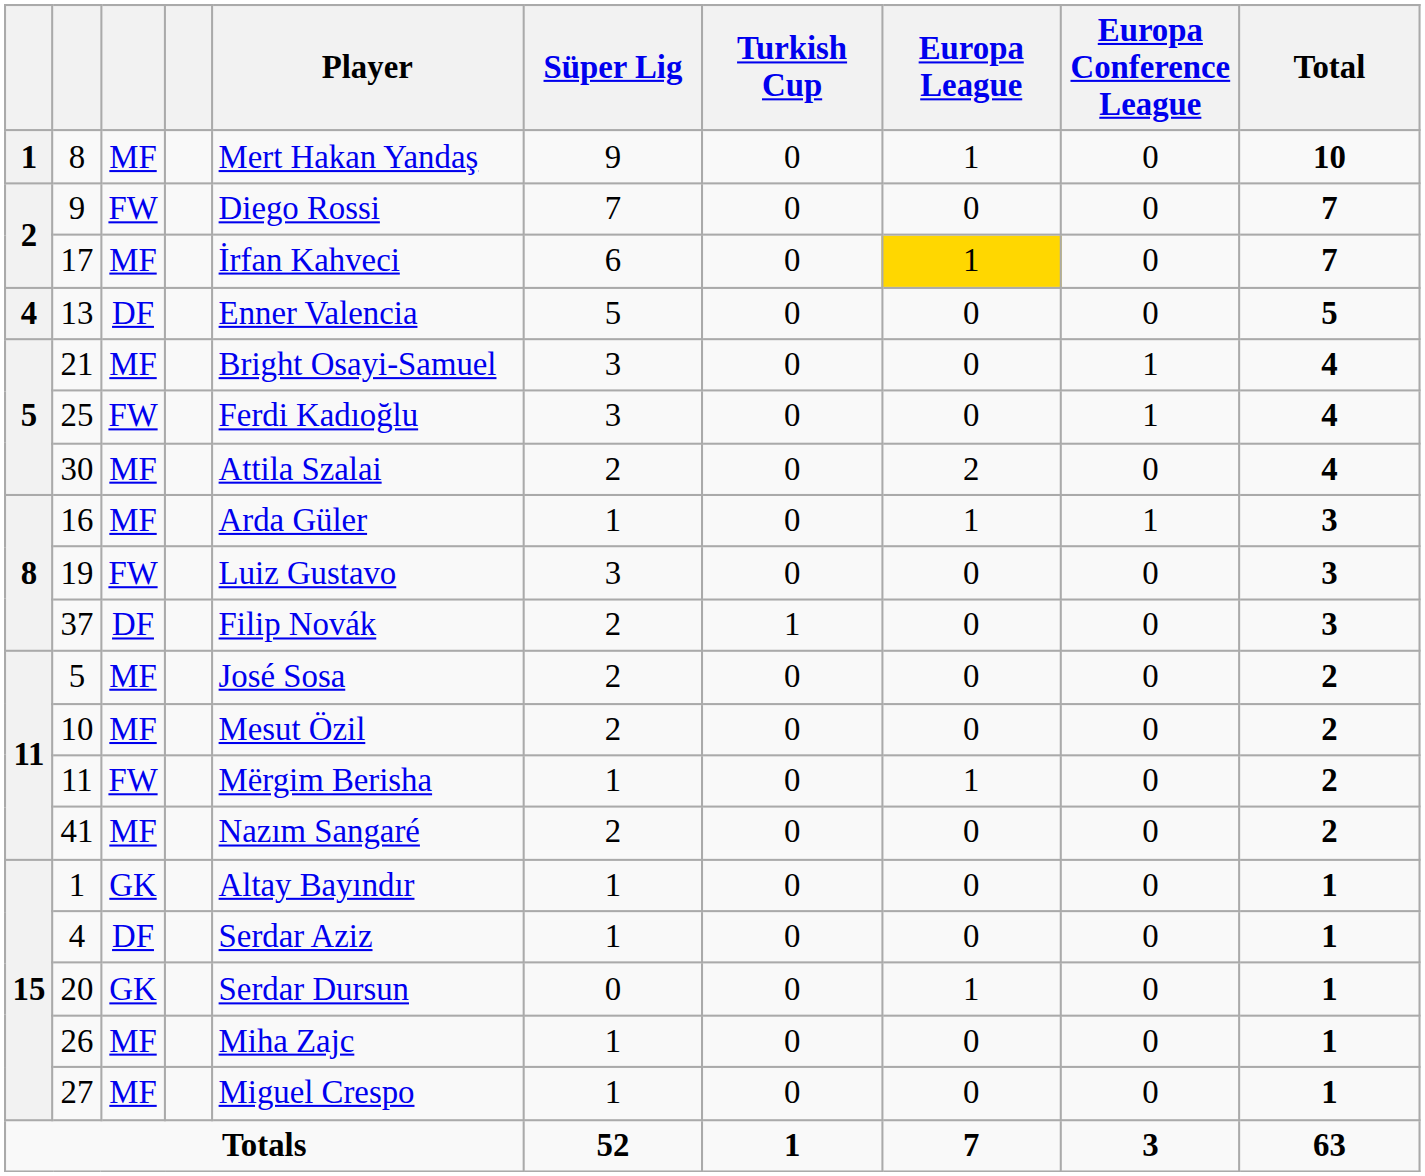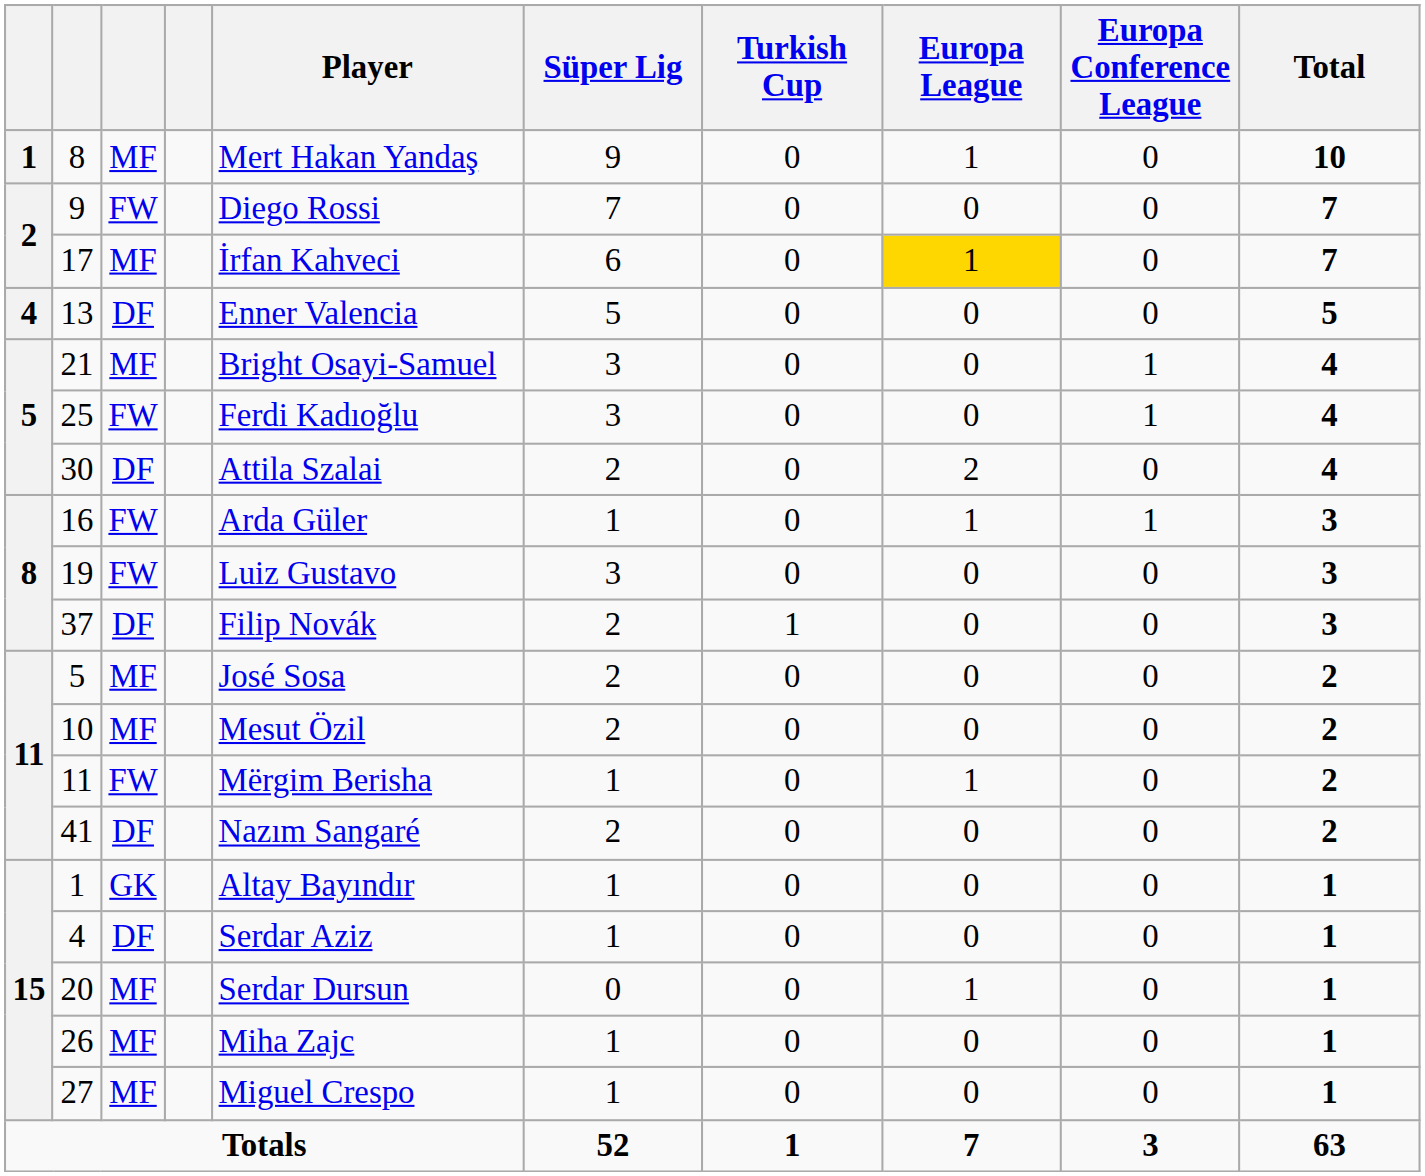(133, 468) MF -> (133, 468) DF
(133, 520) MF -> (133, 520) FW
(133, 832) MF -> (133, 832) DF
(133, 988) GK -> (133, 988) MF
